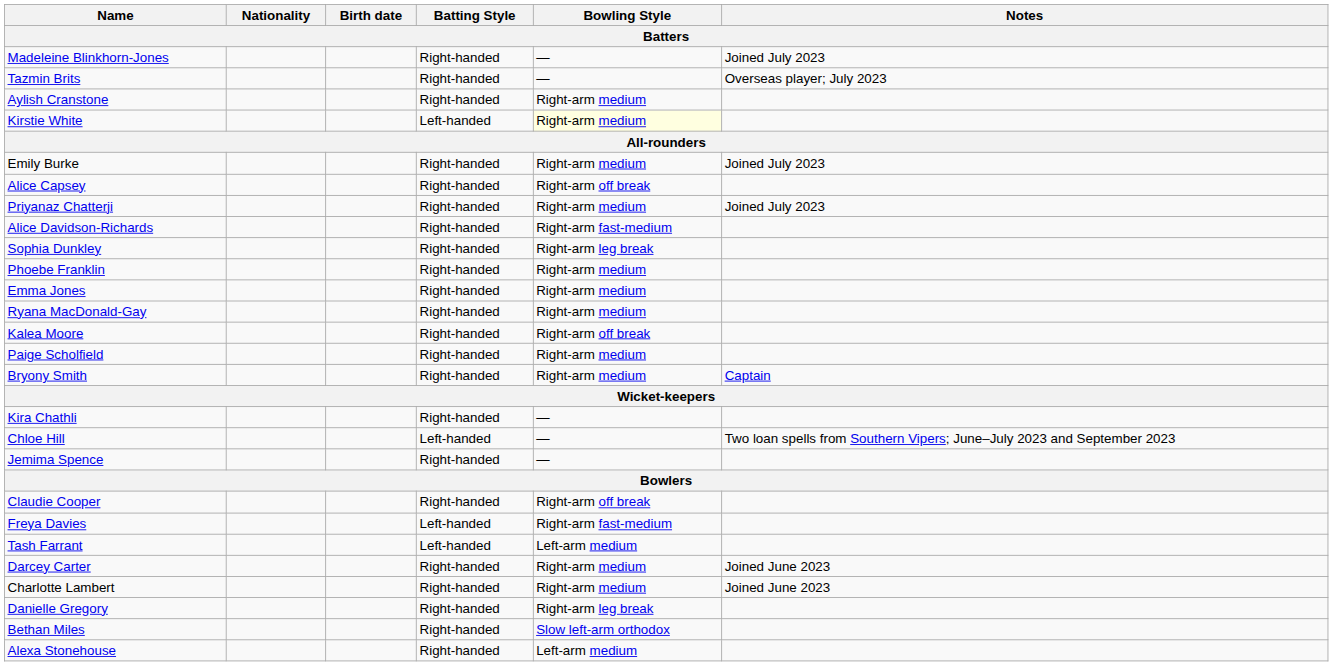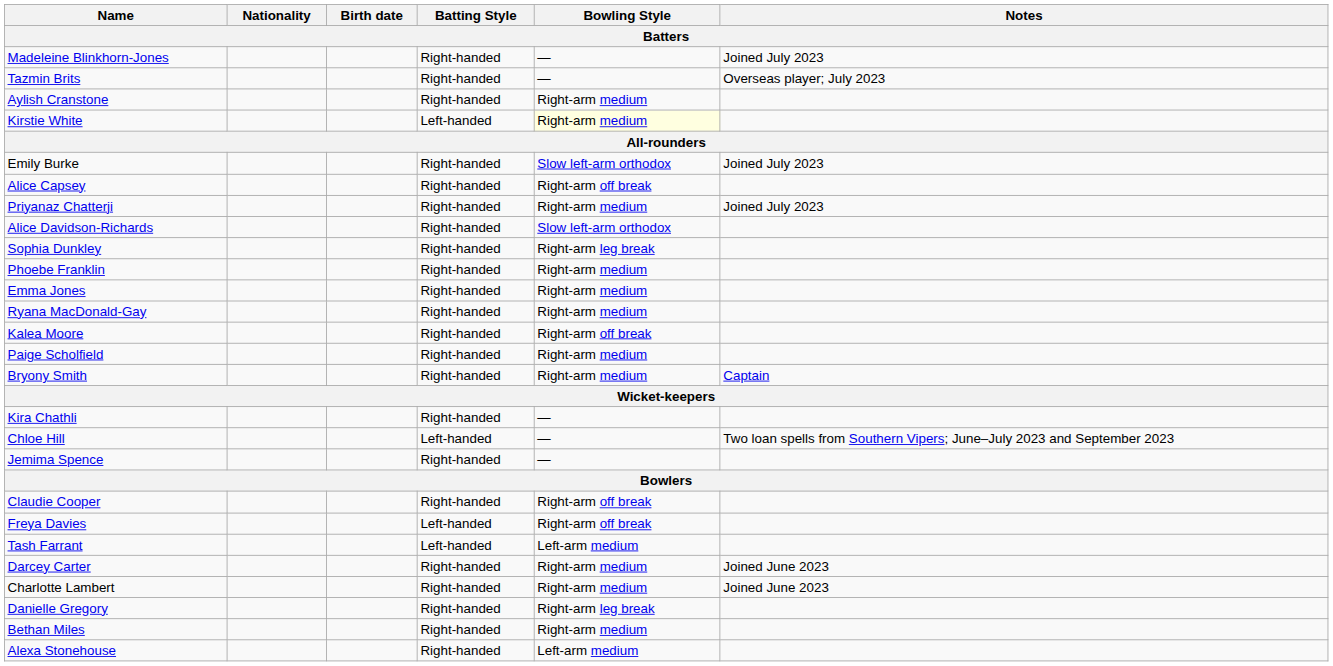(591, 163) Right-arm medium -> (604, 163) Slow left-arm orthodox
(604, 227) Right-arm fast-medium -> (604, 227) Slow left-arm orthodox
(604, 523) Right-arm fast-medium -> (594, 523) Right-arm off break
(603, 629) Slow left-arm orthodox -> (592, 629) Right-arm medium
